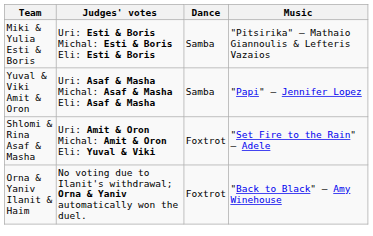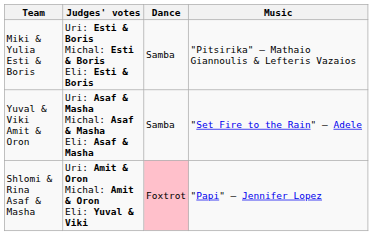(296, 92) "Papi" – Jennifer Lopez -> (276, 125) "Set Fire to the Rain" – Adele
(206, 141) no background -> (166, 195) pink background
(293, 141) "Set Fire to the Rain" – Adele -> (256, 195) "Papi" – Jennifer Lopez
- row: (29, 194)
